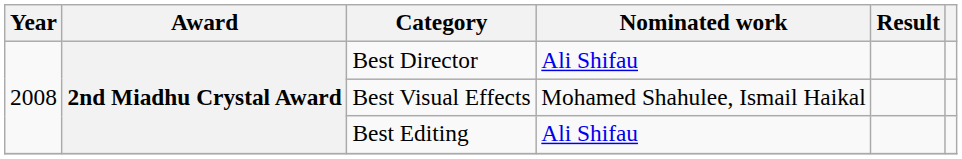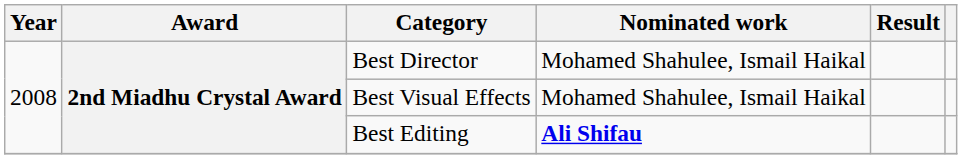(590, 60) Ali Shifau -> (704, 60) Mohamed Shahulee, Ismail Haikal
(590, 134) normal -> (592, 134) bold
